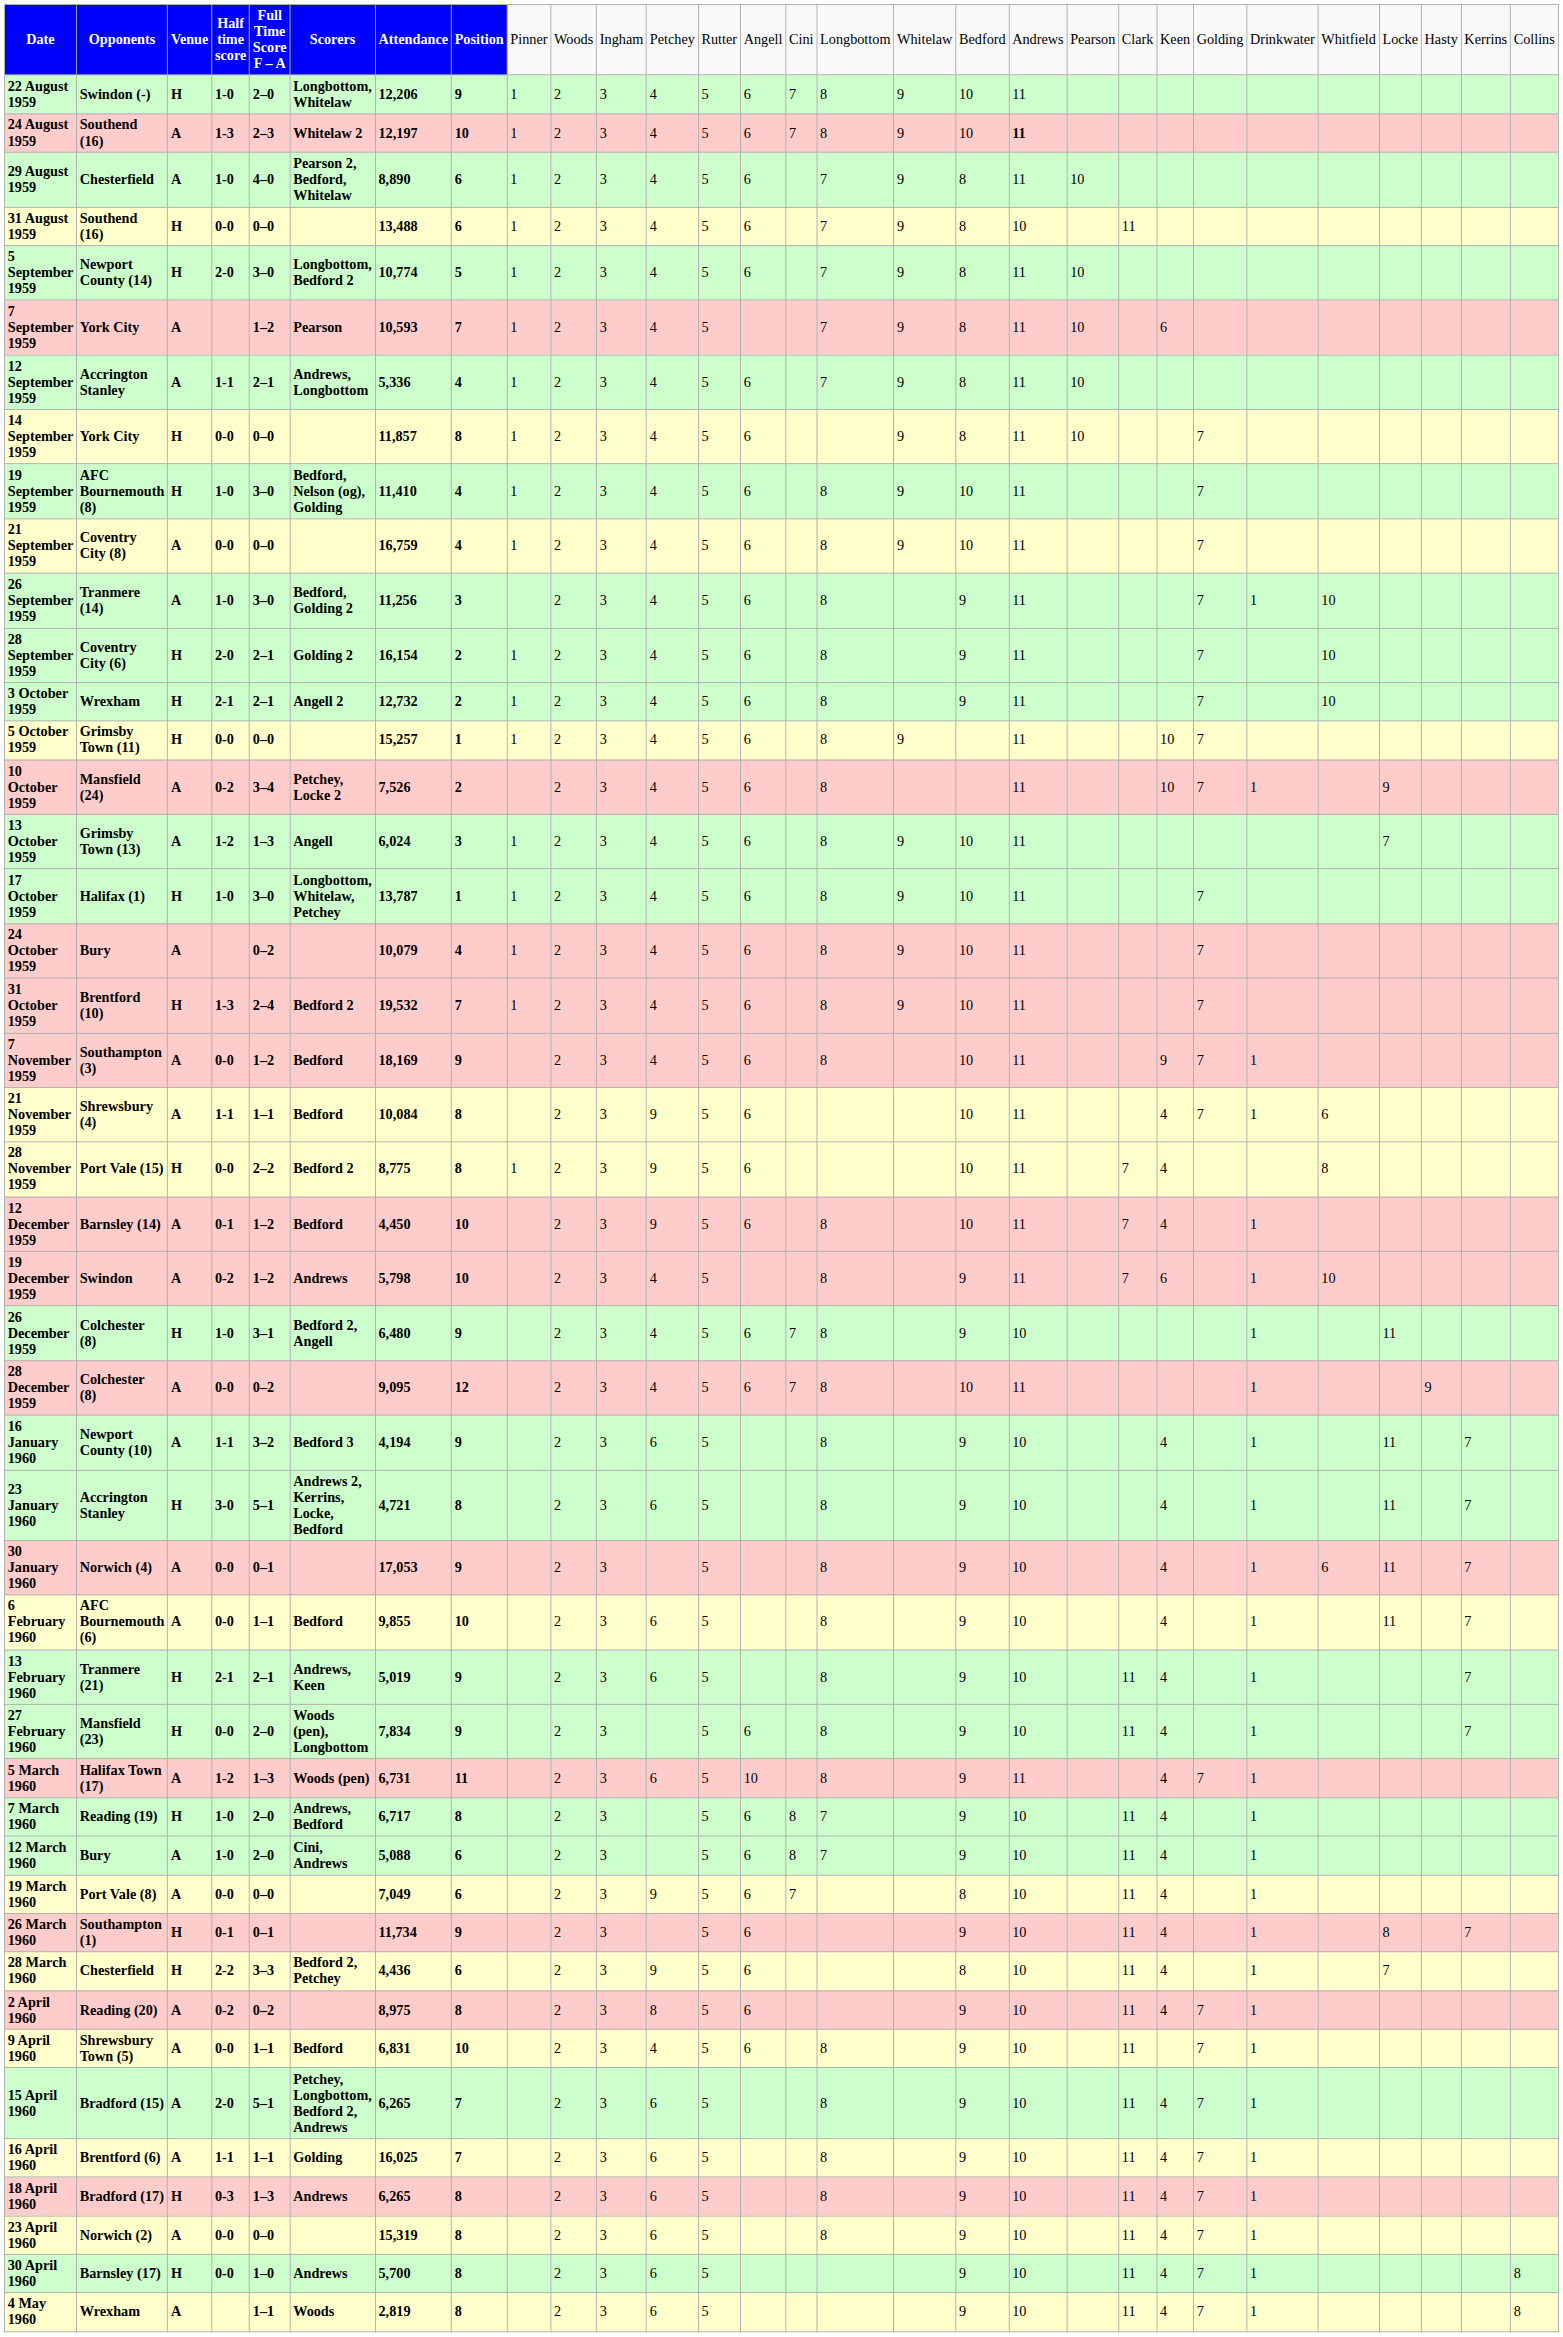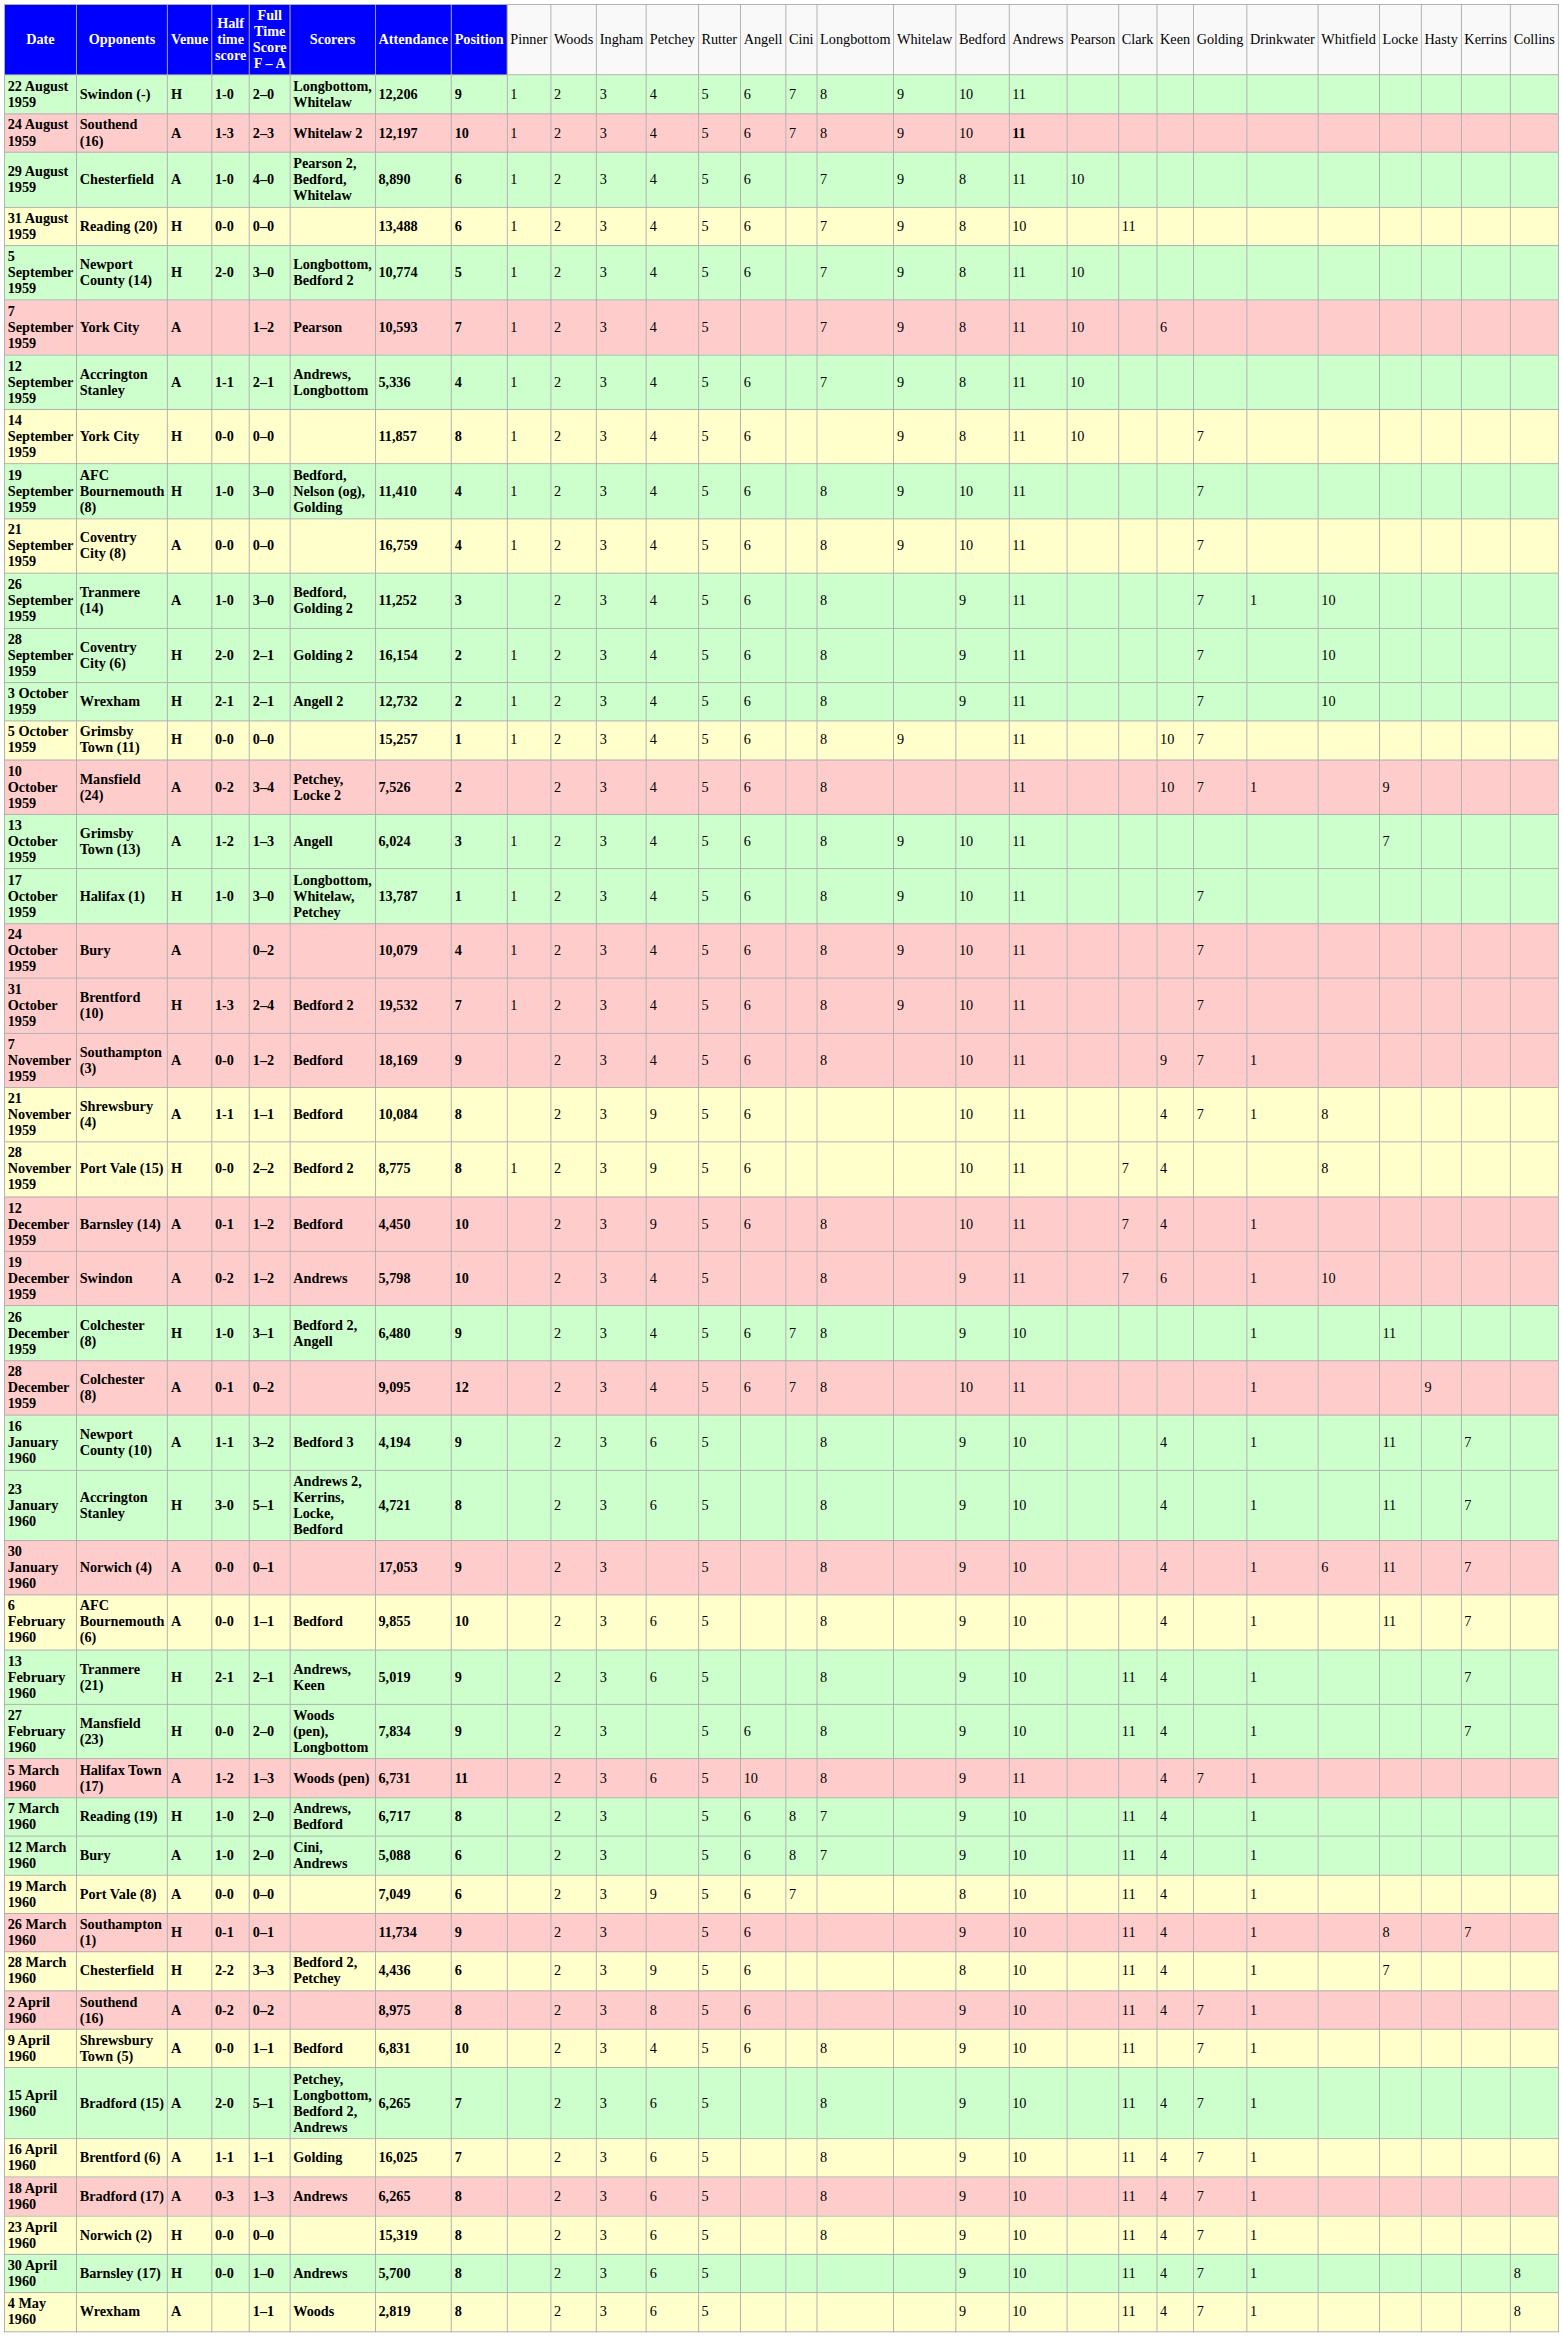(109, 226) Southend (16) -> (119, 226) Reading (20)
(398, 600) 11,256 -> (398, 600) 11,252
(1325, 1114) 6 -> (1325, 1114) 8
(224, 1387) 0-0 -> (224, 1387) 0-1
(119, 2009) Reading (20) -> (109, 2009) Southend (16)
(176, 2196) H -> (176, 2196) A
(176, 2235) A -> (176, 2235) H
